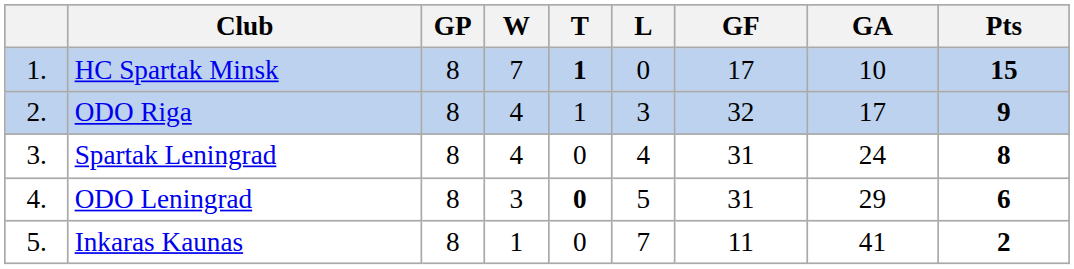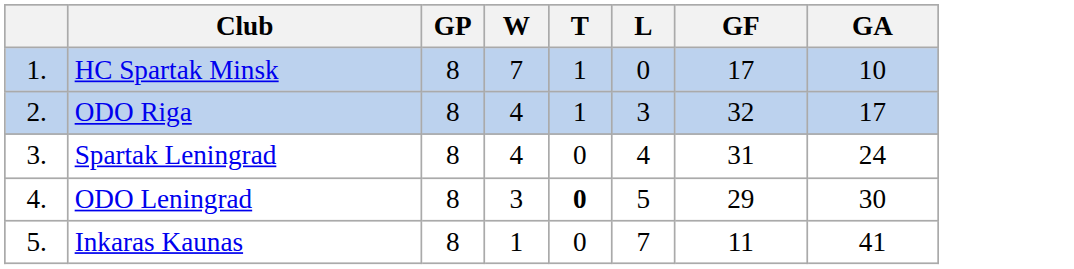- column: (1004, 26)
(580, 69) bold -> (580, 69) normal
(741, 198) 31 -> (741, 198) 29
(872, 198) 29 -> (872, 198) 30
